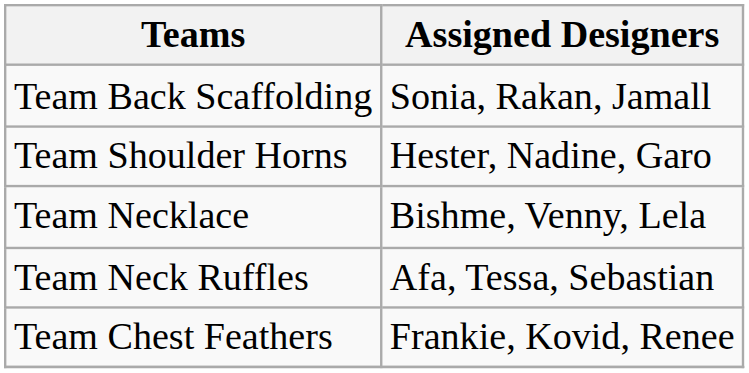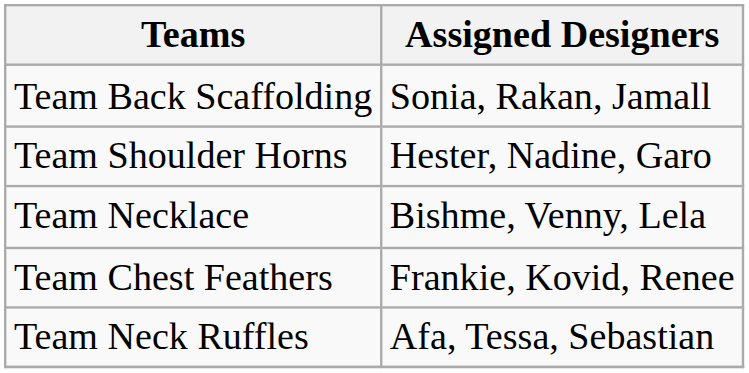rows swapped: (161, 276) <-> (173, 336)
